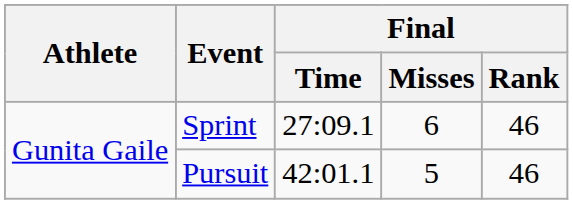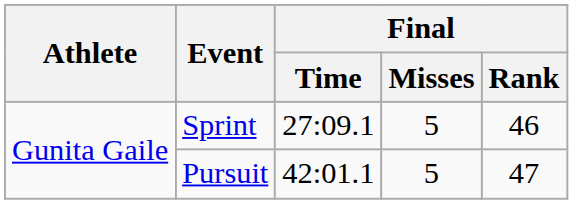(431, 125) 6 -> (431, 125) 5
(524, 173) 46 -> (524, 173) 47
